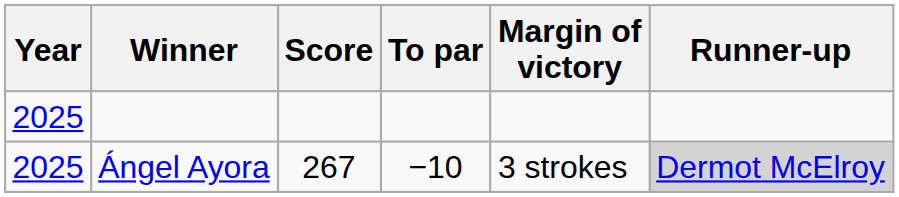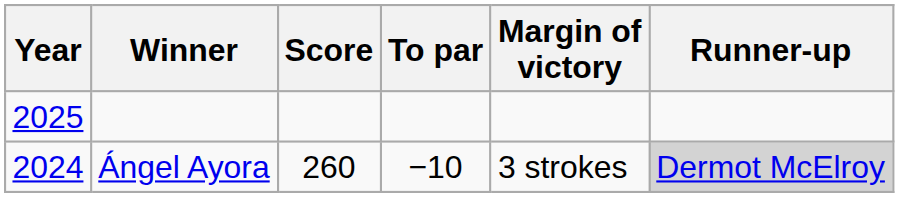(48, 167) 2025 -> (48, 167) 2024
(329, 167) 267 -> (329, 167) 260
